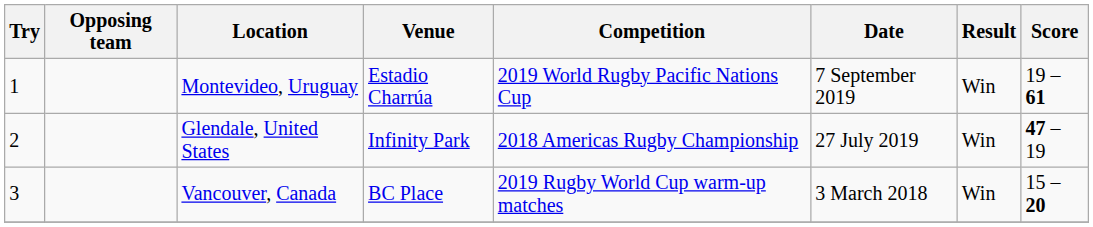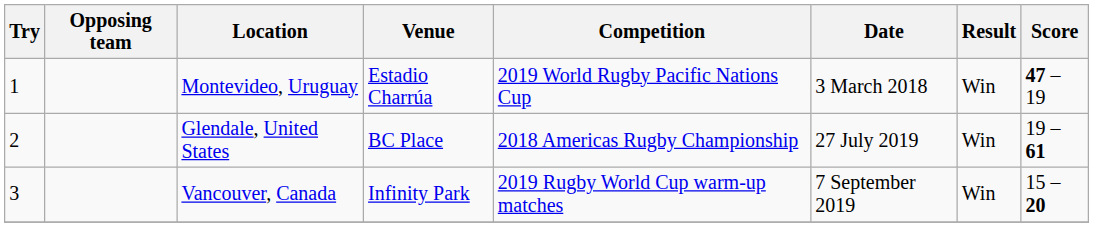(865, 85) 7 September 2019 -> (871, 85) 3 March 2018
(1043, 85) 19 – 61 -> (1043, 85) 47 – 19
(419, 140) Infinity Park -> (406, 140) BC Place
(1043, 140) 47 – 19 -> (1043, 140) 19 – 61
(406, 194) BC Place -> (419, 194) Infinity Park
(871, 194) 3 March 2018 -> (865, 194) 7 September 2019
